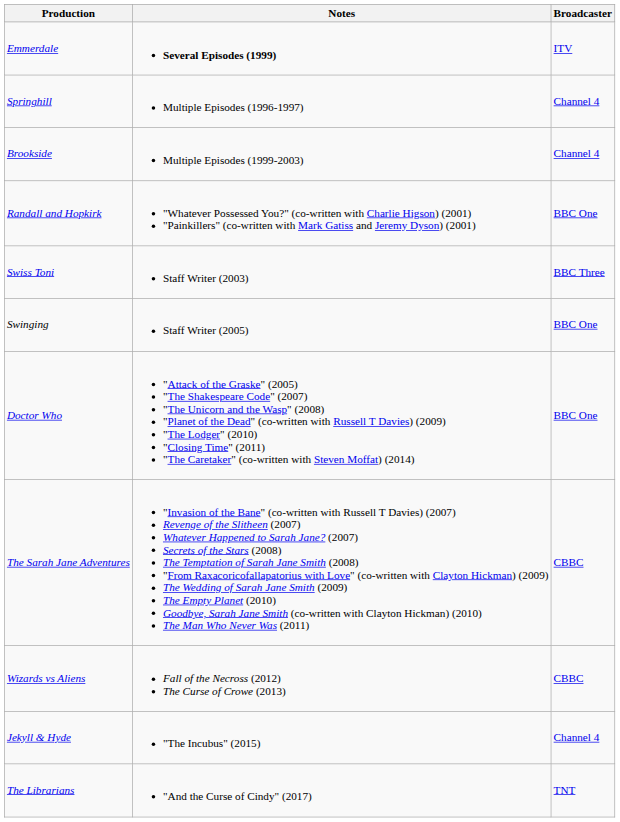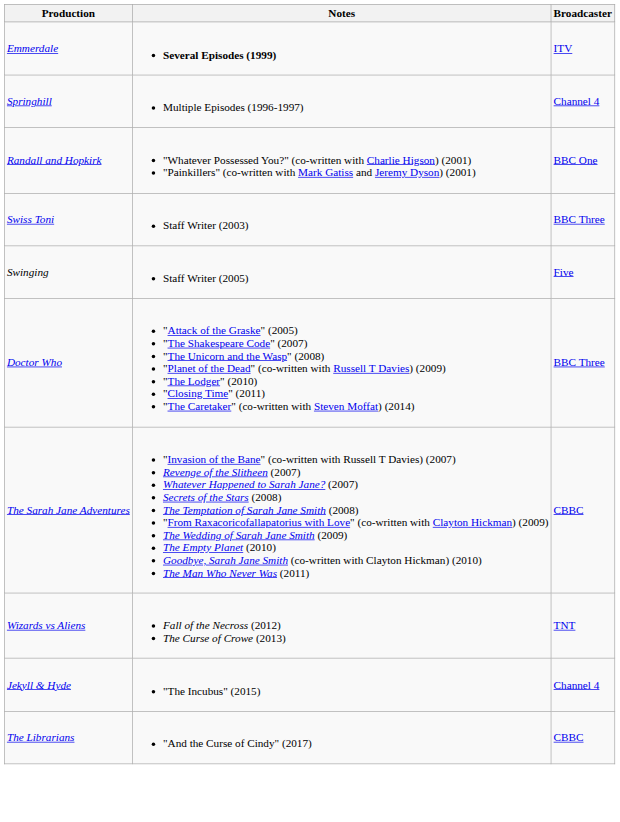- row: (29, 154)
(576, 325) BBC One -> (564, 272) Five
(576, 415) BBC One -> (579, 362) BBC Three
(569, 678) CBBC -> (565, 625) TNT
(565, 790) TNT -> (569, 737) CBBC
